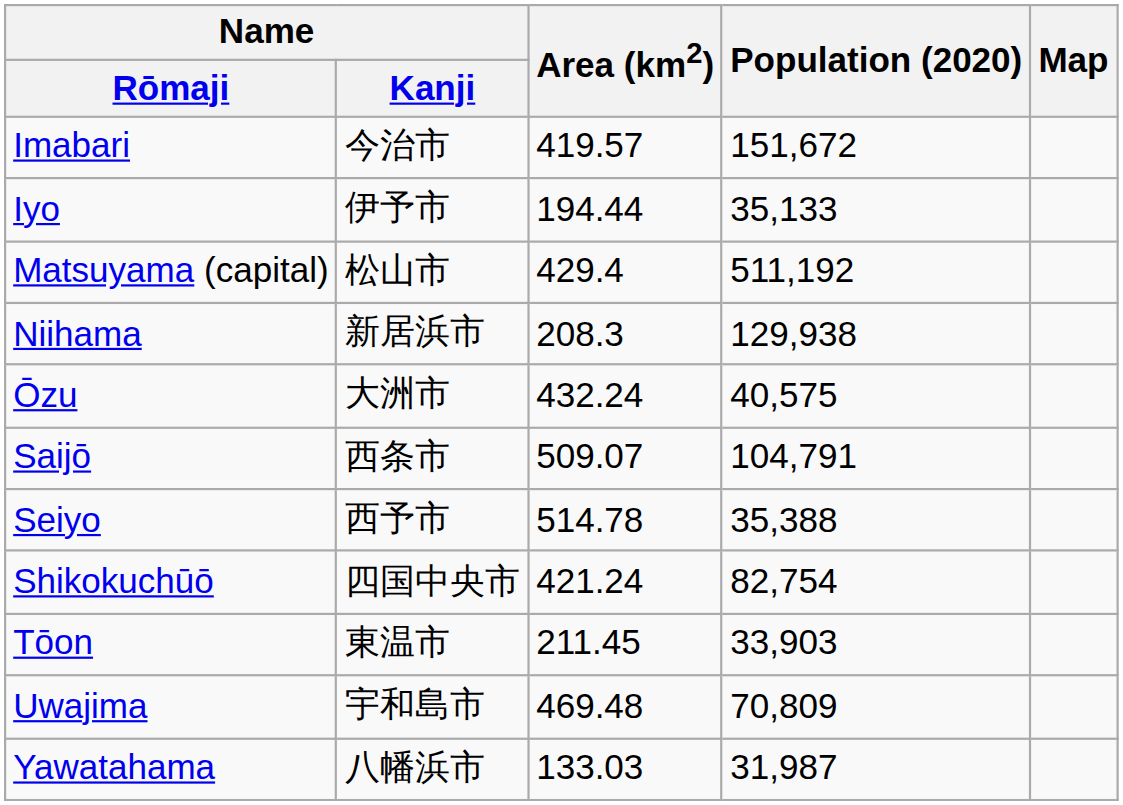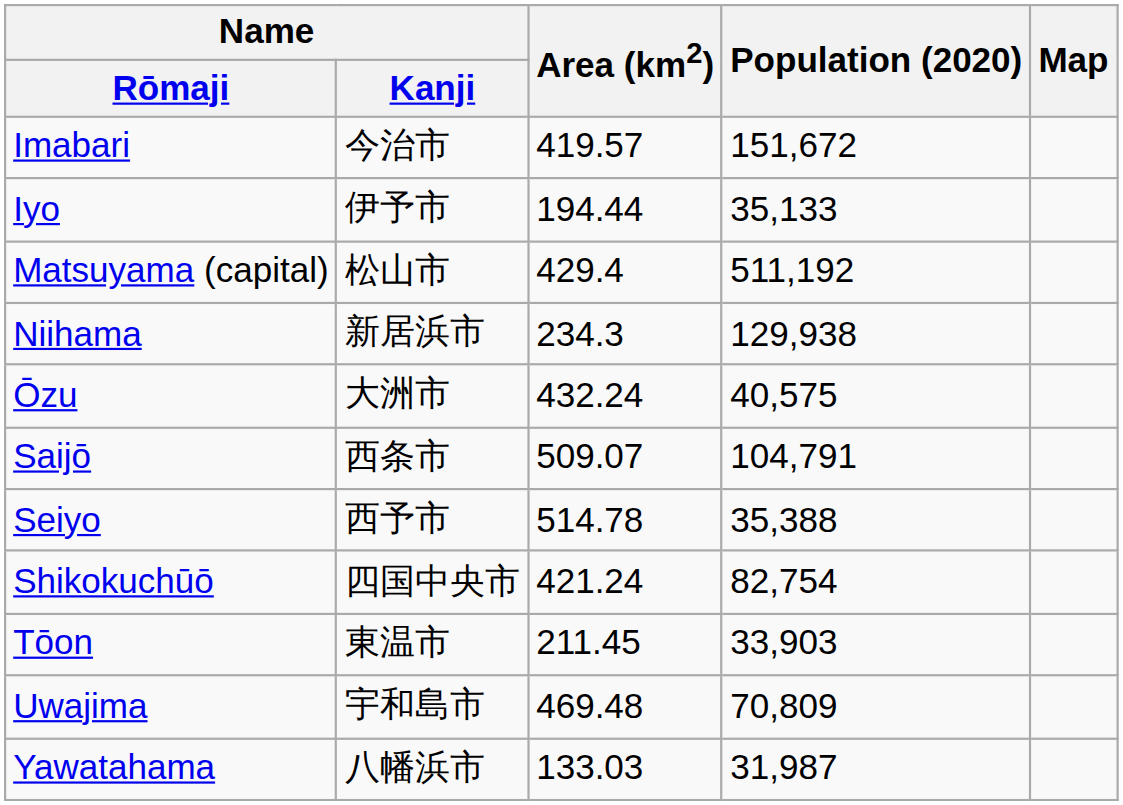(580, 333) 208.3 -> (580, 333) 234.3
